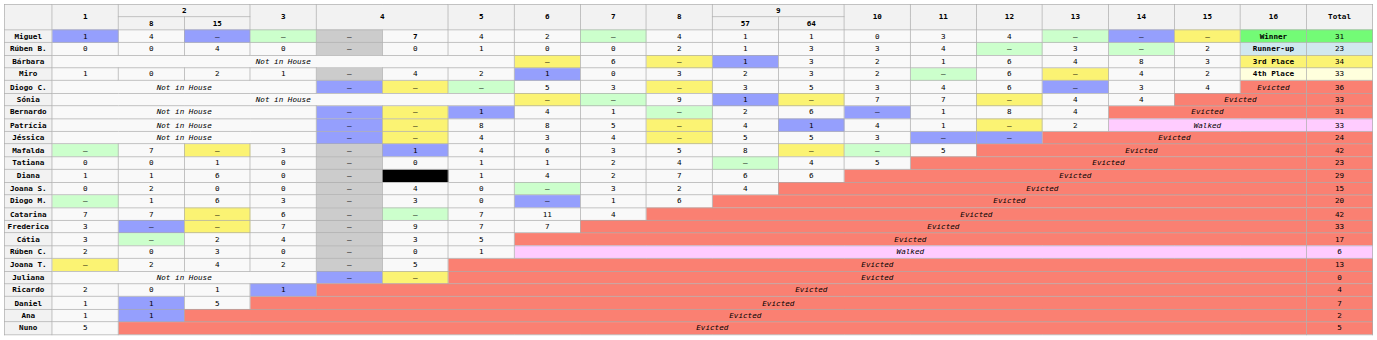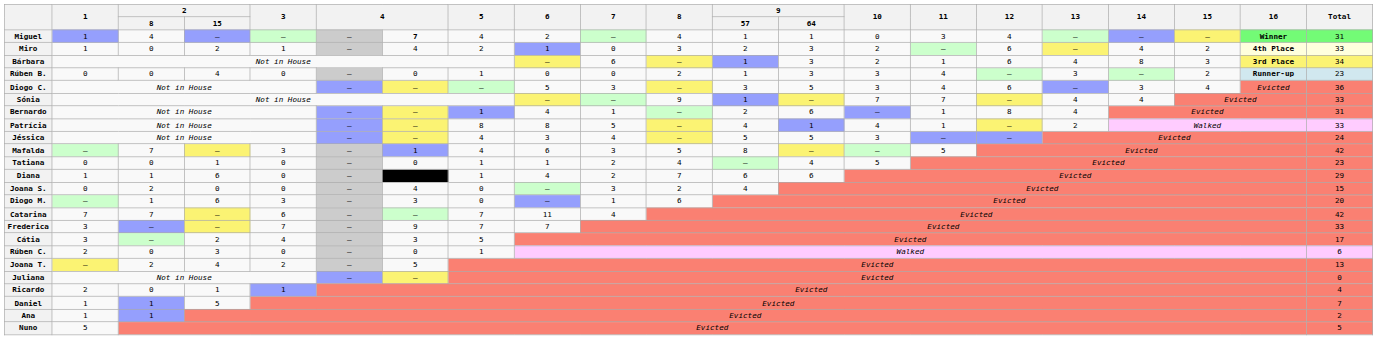rows swapped: (28, 49) <-> (28, 74)
